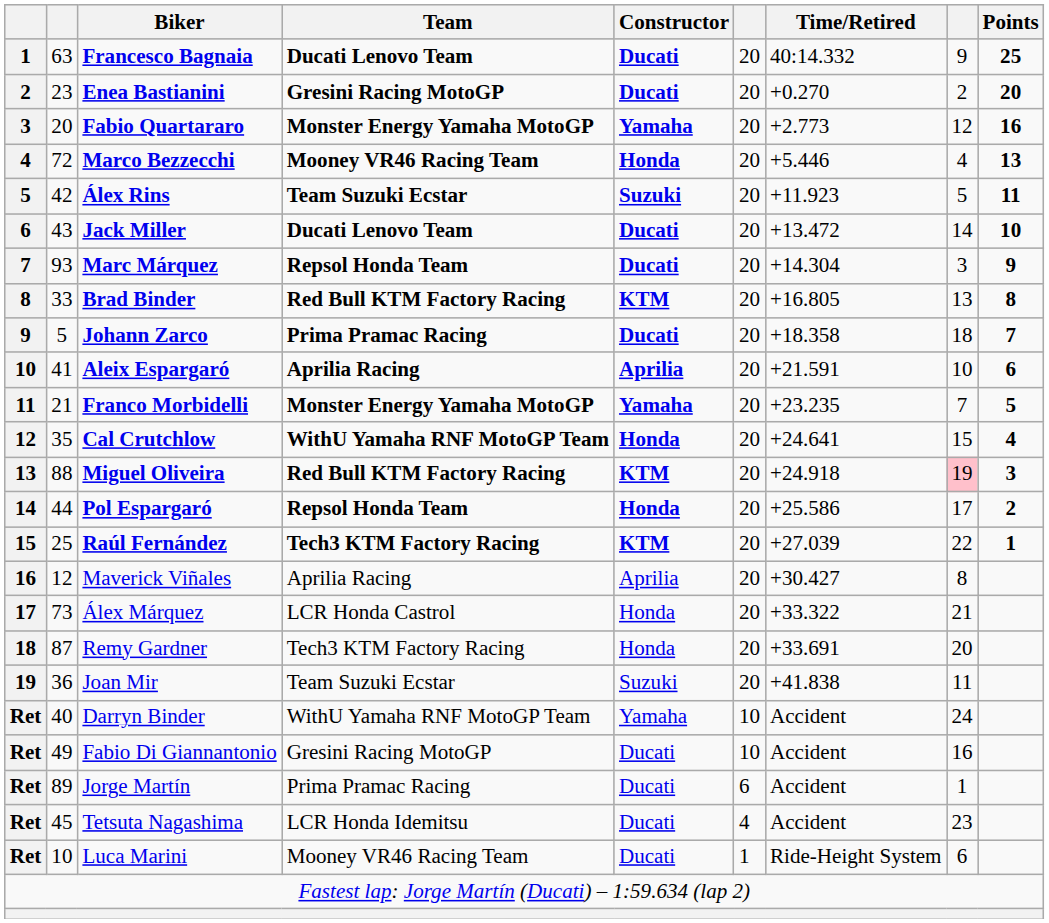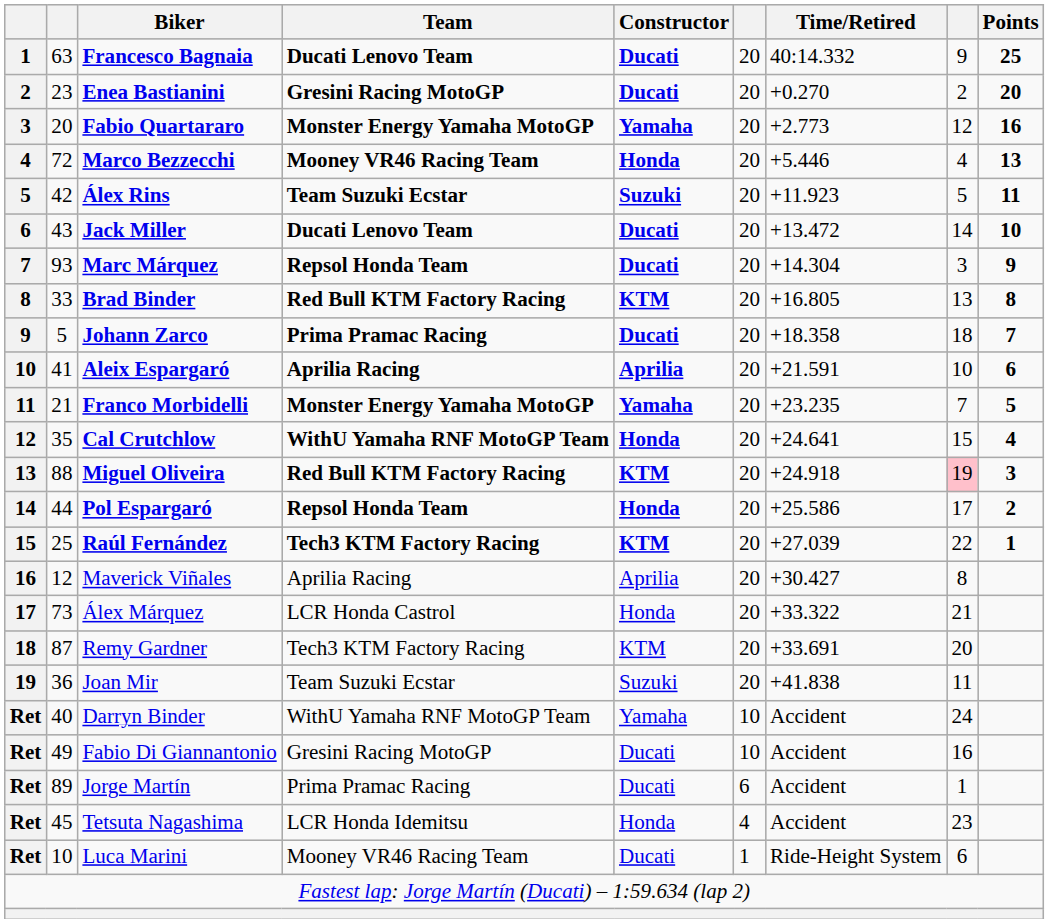(647, 647) Honda -> (642, 647) KTM
(647, 821) Ducati -> (647, 821) Honda
